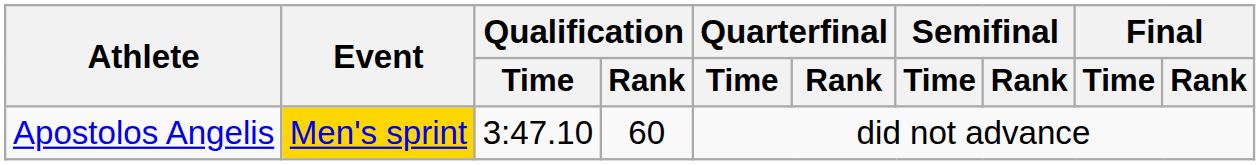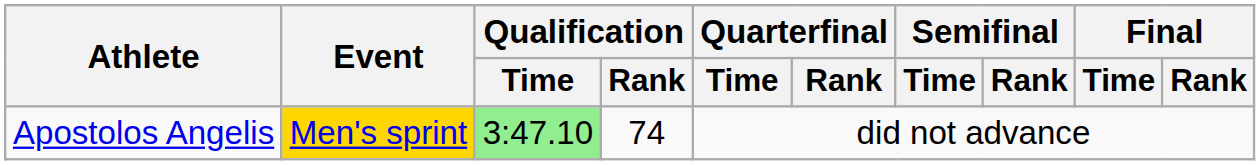(538, 133) no background -> (538, 133) lightgreen background
(647, 133) 60 -> (647, 133) 74
